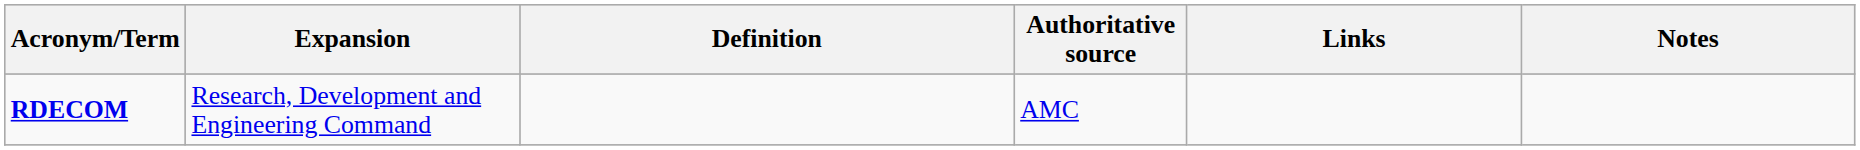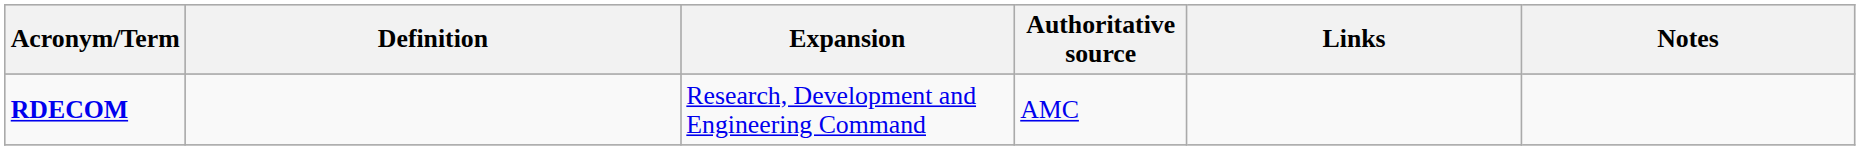columns swapped: (352, 39) <-> (767, 39)
